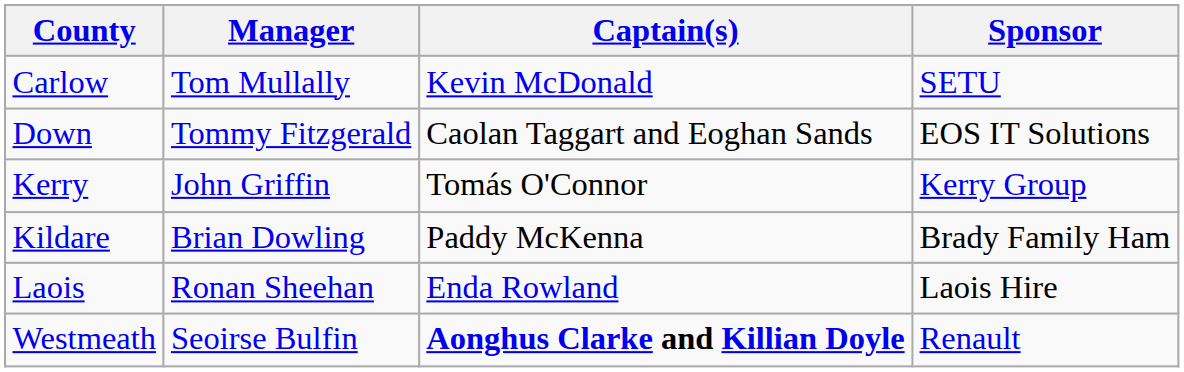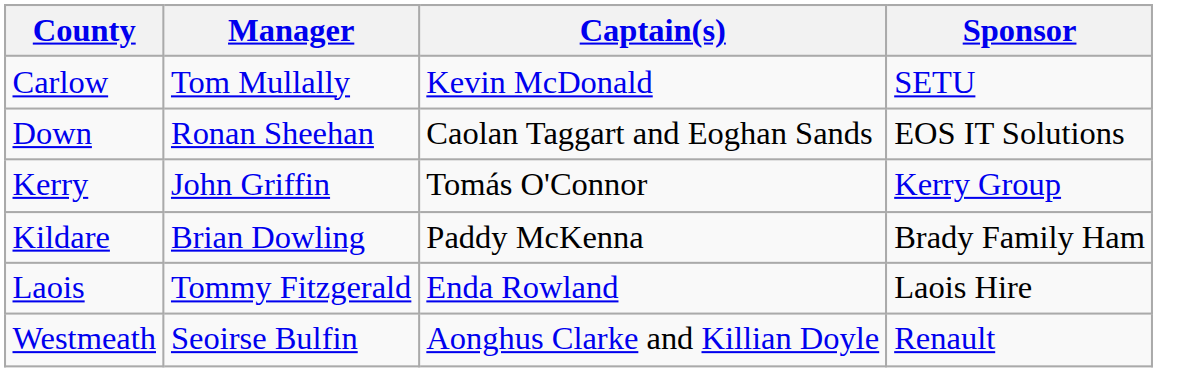(291, 133) Tommy Fitzgerald -> (272, 133) Ronan Sheehan
(272, 287) Ronan Sheehan -> (291, 287) Tommy Fitzgerald
(665, 339) bold -> (653, 339) normal
